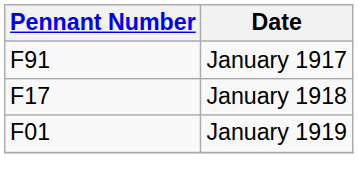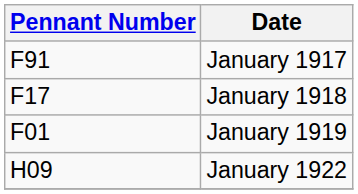+ row: (277, 170)
